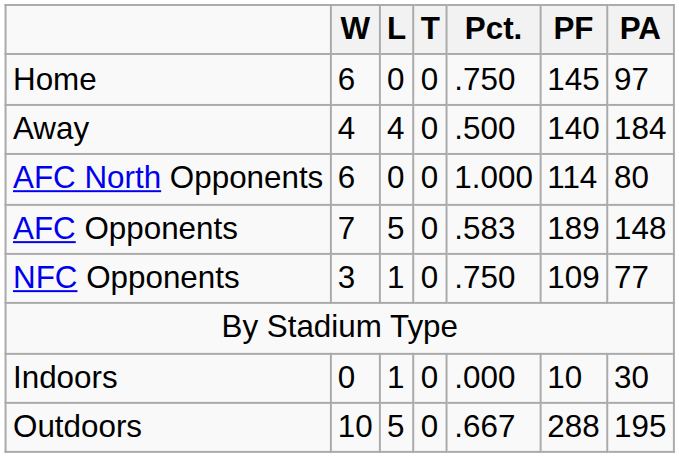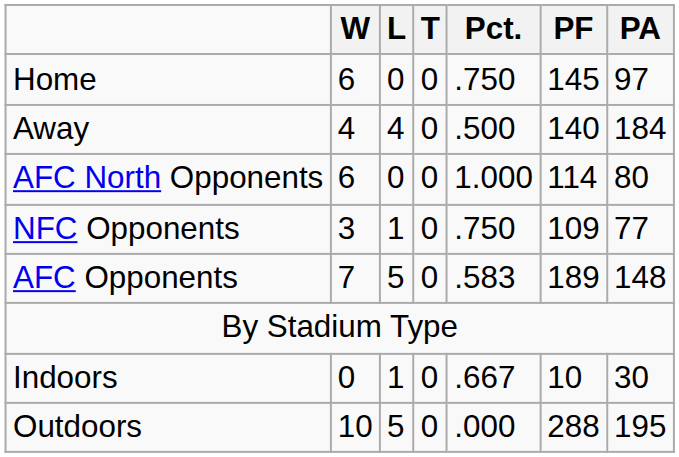rows swapped: (125, 228) <-> (126, 278)
(485, 377) .000 -> (485, 377) .667
(485, 427) .667 -> (485, 427) .000
